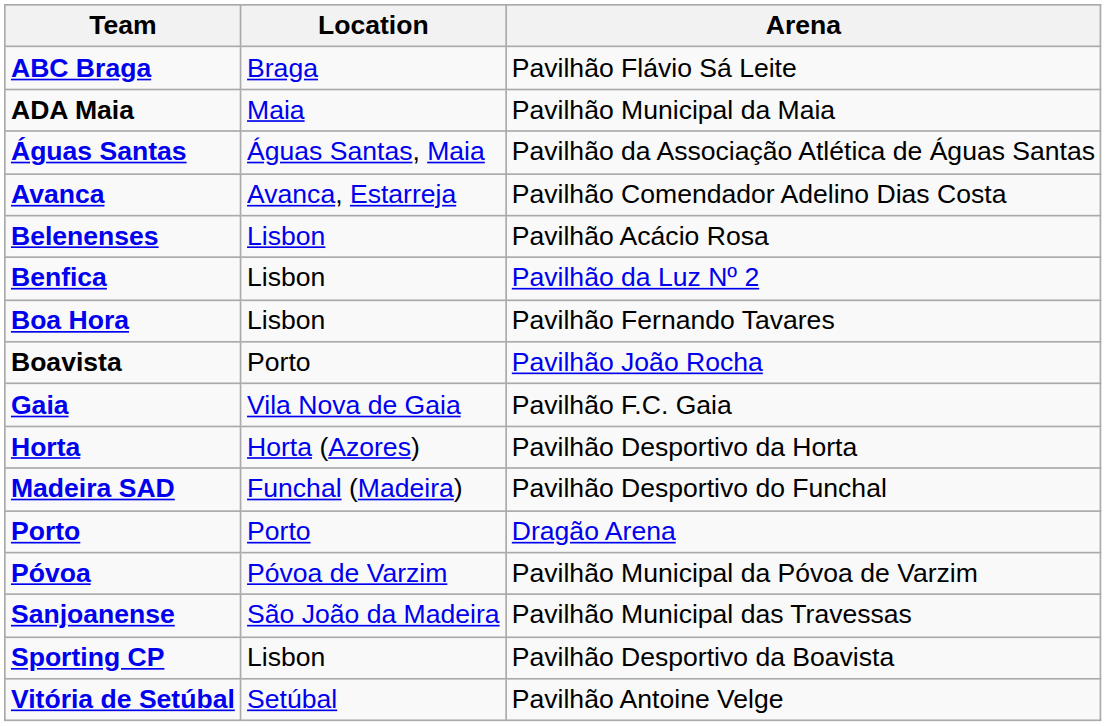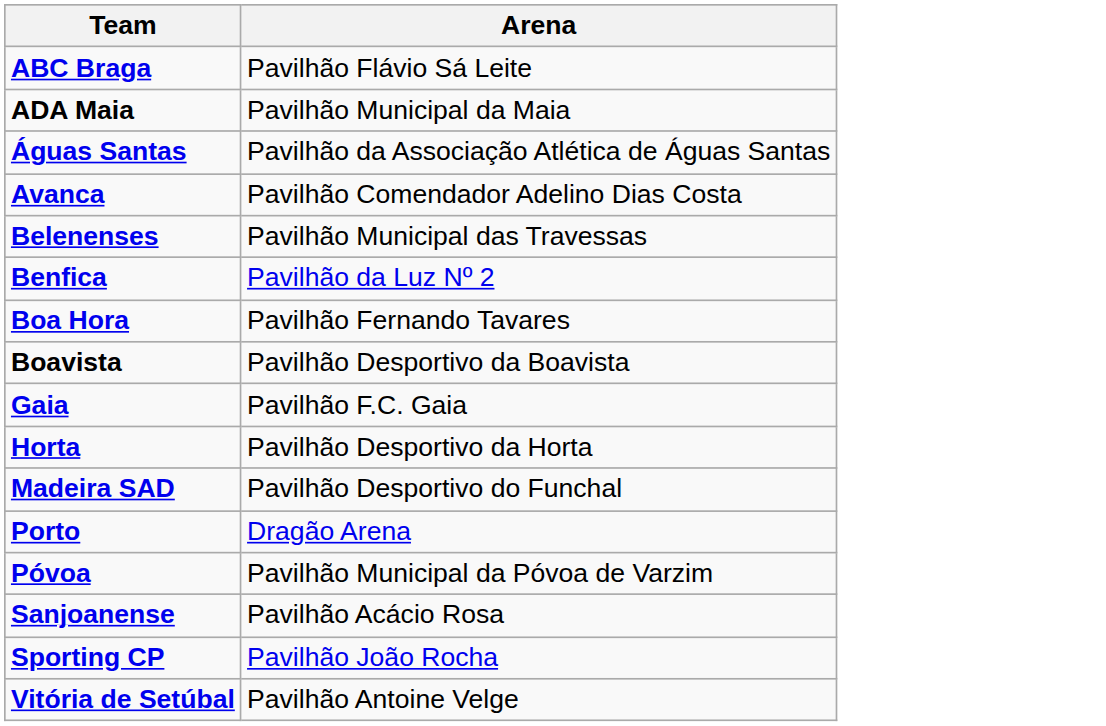- column: (373, 25)
(640, 236) Pavilhão Acácio Rosa -> (447, 236) Pavilhão Municipal das Travessas
(637, 362) Pavilhão João Rocha -> (438, 362) Pavilhão Desportivo da Boavista
(712, 615) Pavilhão Municipal das Travessas -> (376, 615) Pavilhão Acácio Rosa
(703, 657) Pavilhão Desportivo da Boavista -> (373, 657) Pavilhão João Rocha
